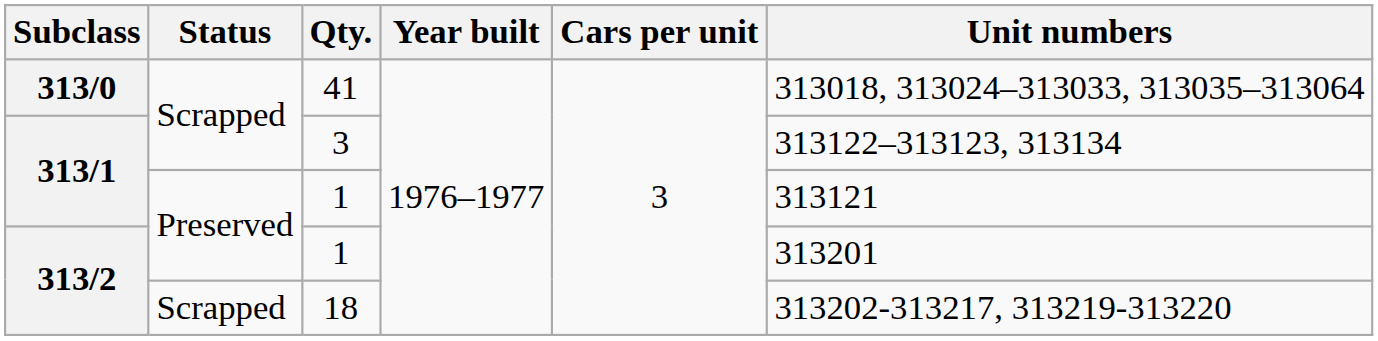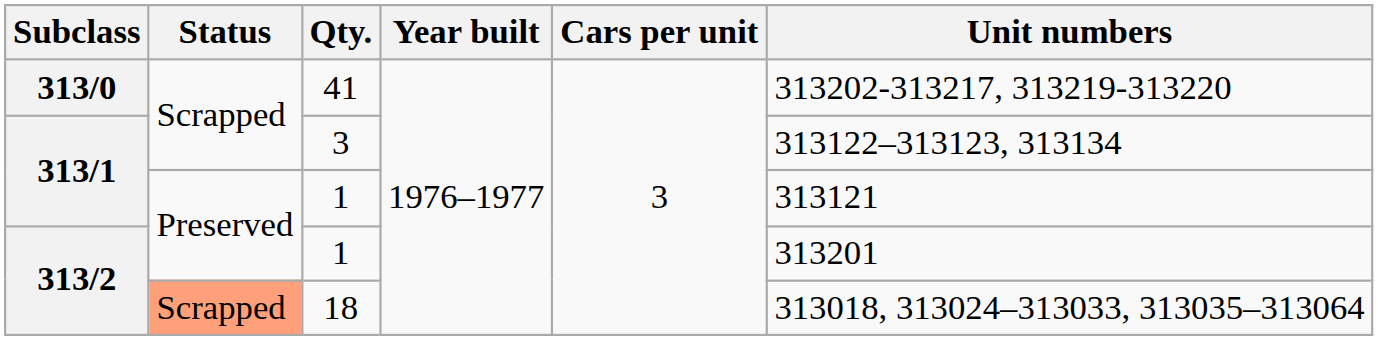(1070, 87) 313018, 313024–313033, 313035–313064 -> (1003, 87) 313202-313217, 313219-313220
(221, 307) no background -> (221, 307) lightsalmon background
(1003, 307) 313202-313217, 313219-313220 -> (1070, 307) 313018, 313024–313033, 313035–313064
